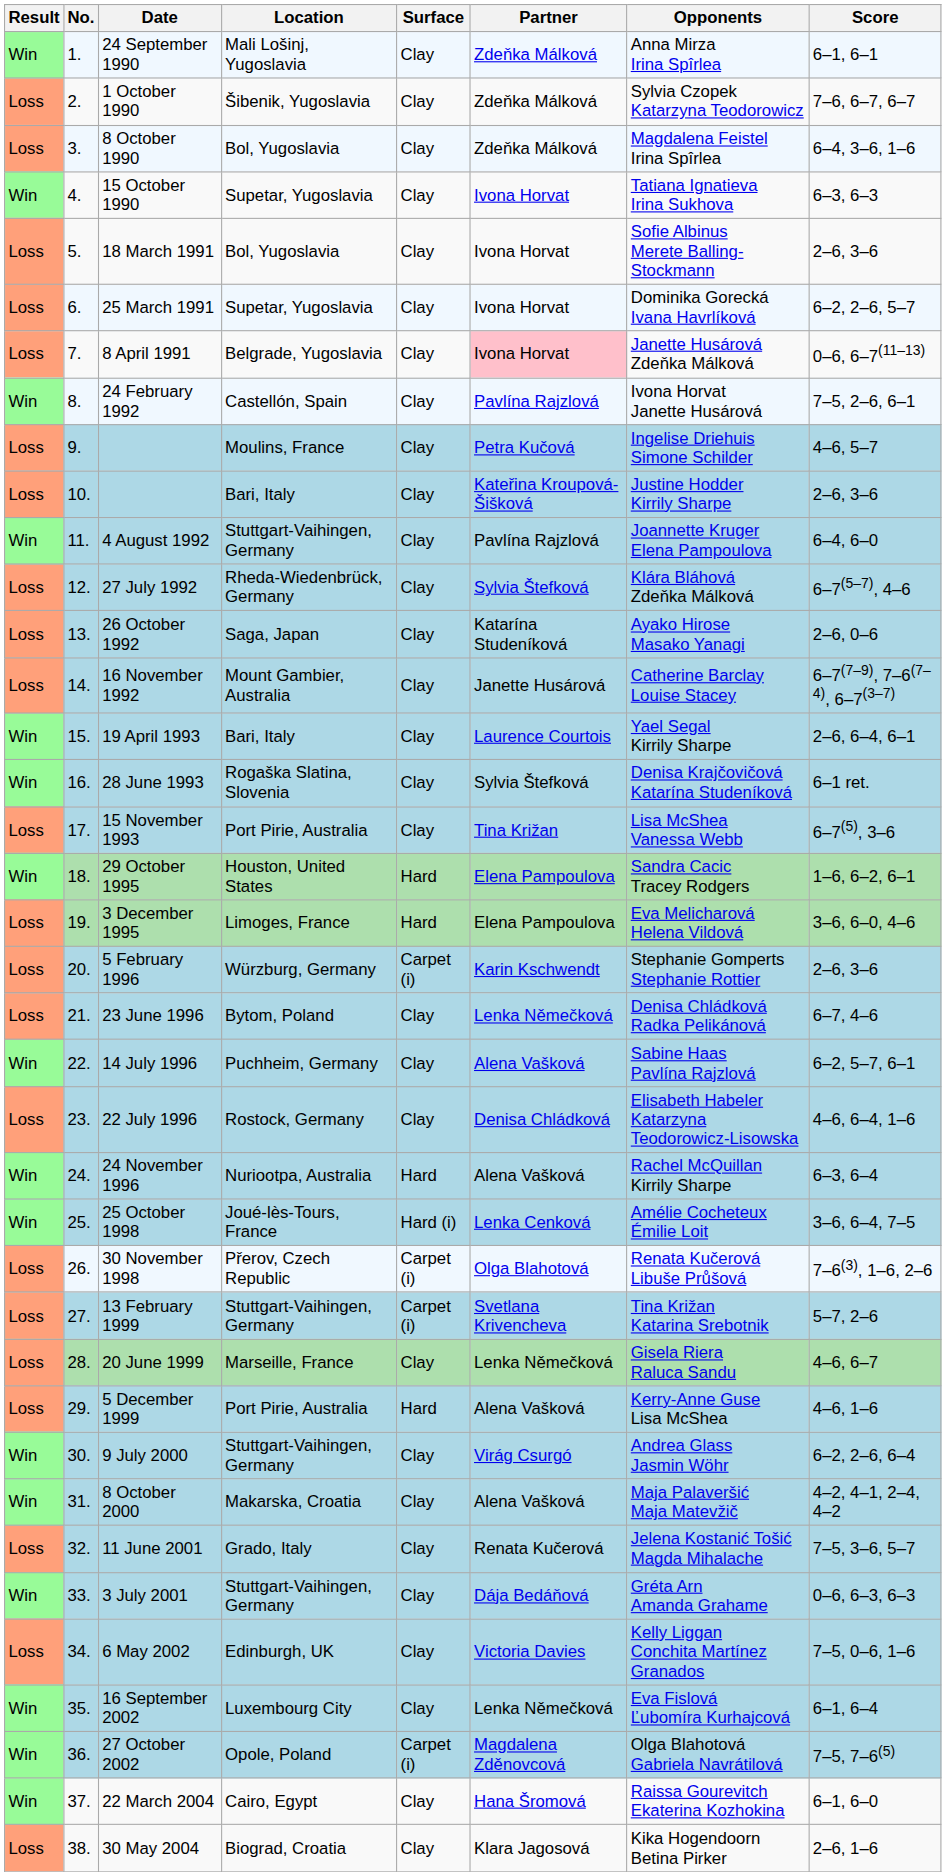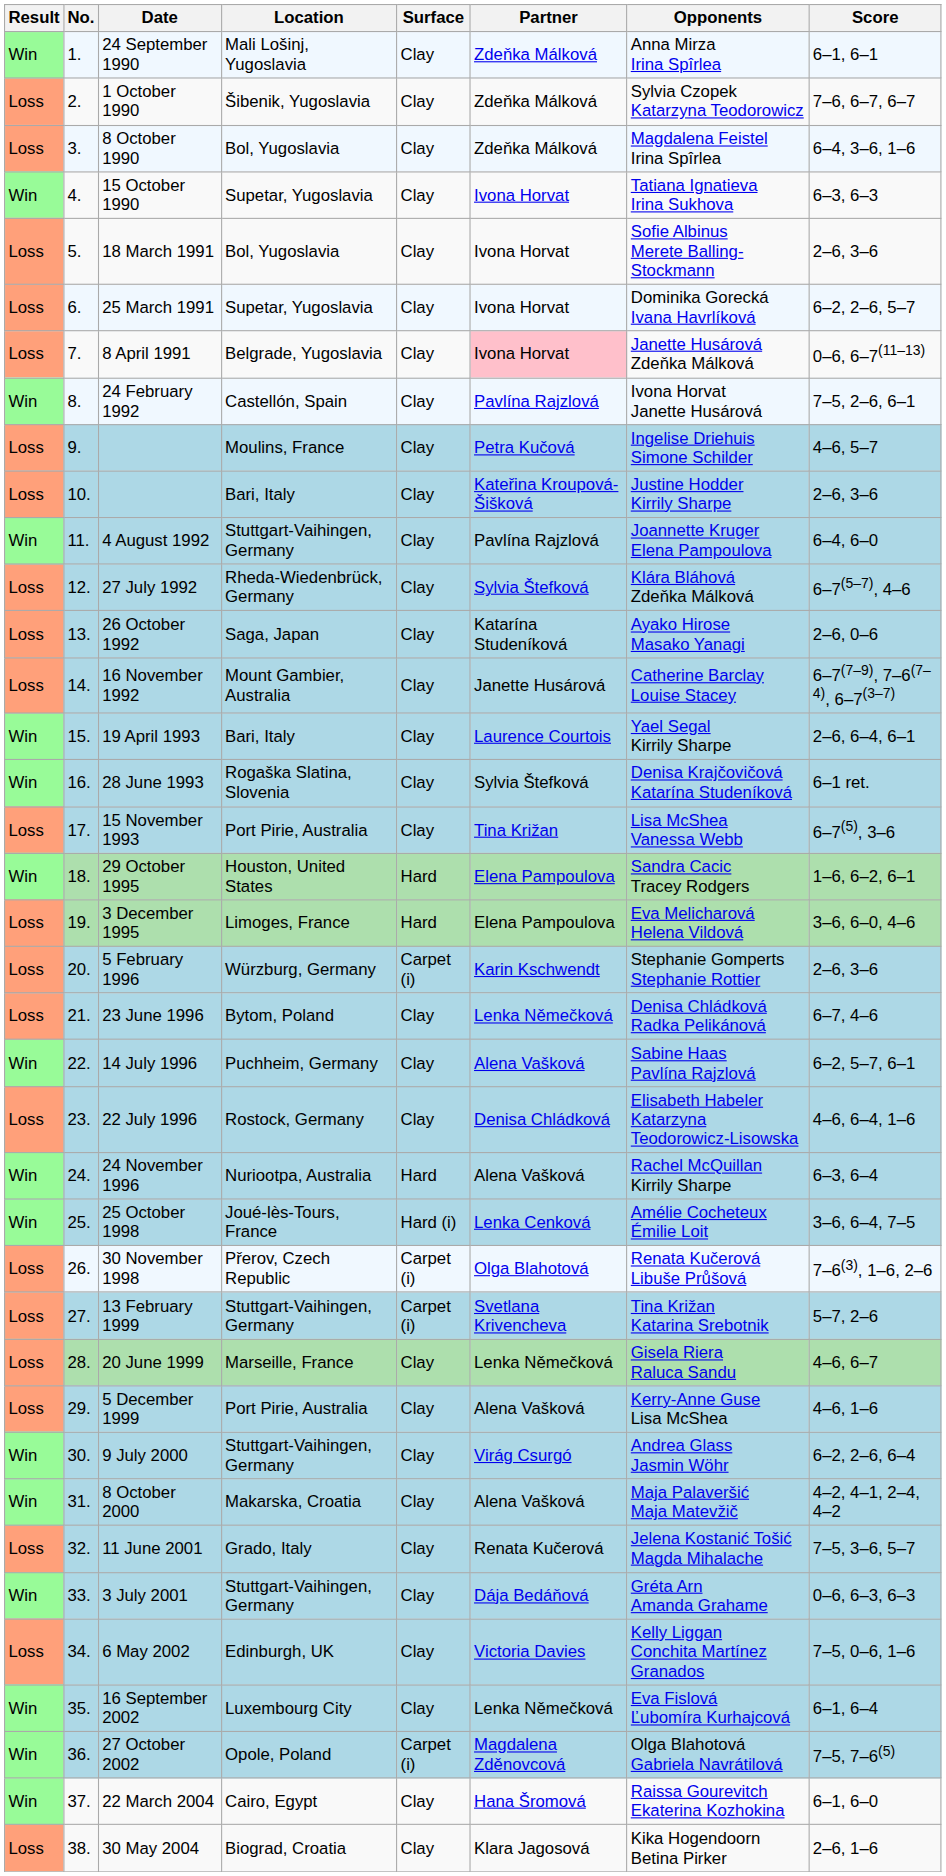(419, 1408) Hard -> (417, 1408) Clay
